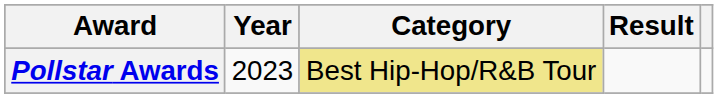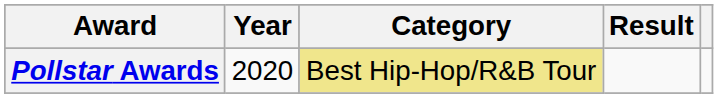(262, 70) 2023 -> (262, 70) 2020
